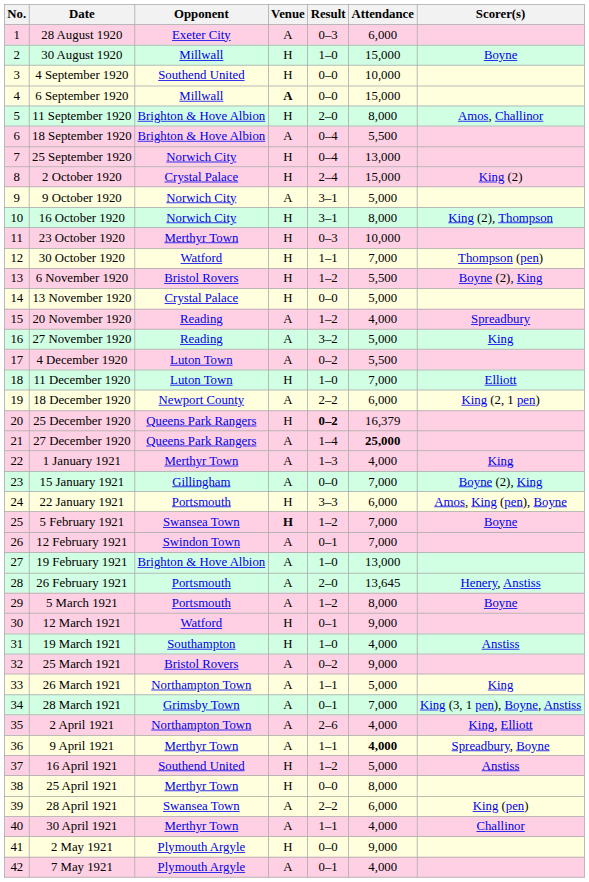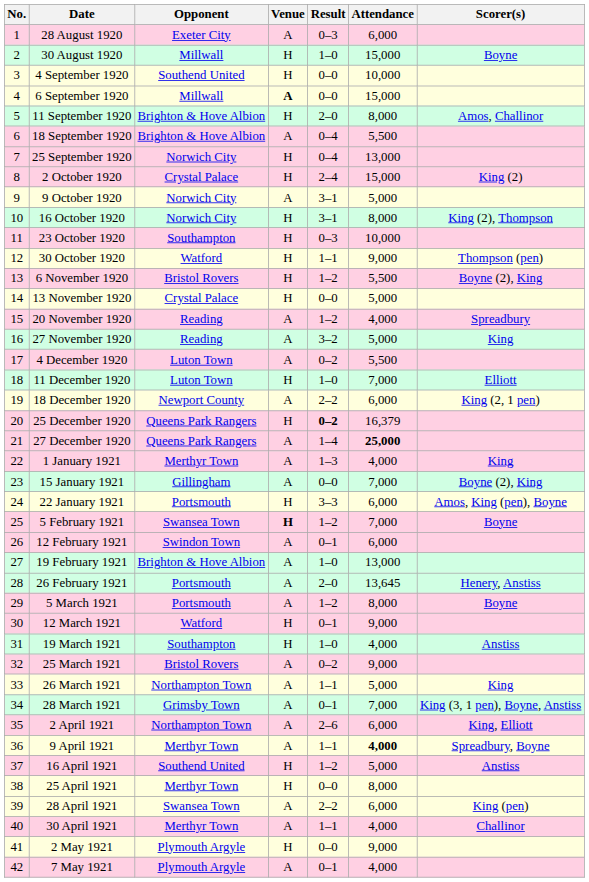(201, 237) Merthyr Town -> (201, 237) Southampton
(383, 258) 7,000 -> (383, 258) 9,000
(383, 542) 7,000 -> (383, 542) 6,000
(383, 725) 4,000 -> (383, 725) 6,000
